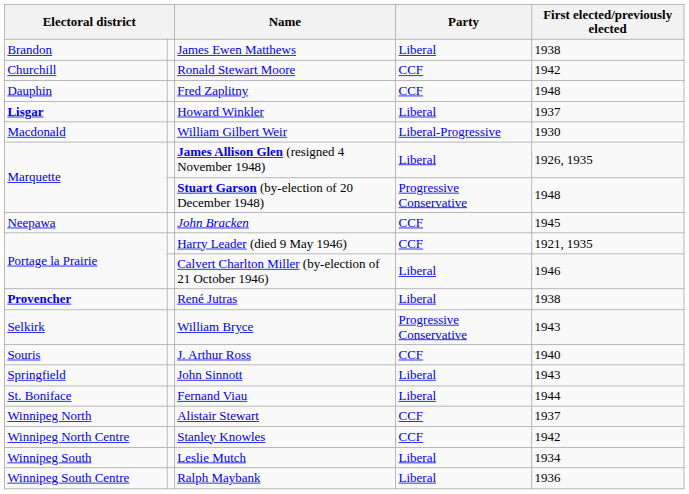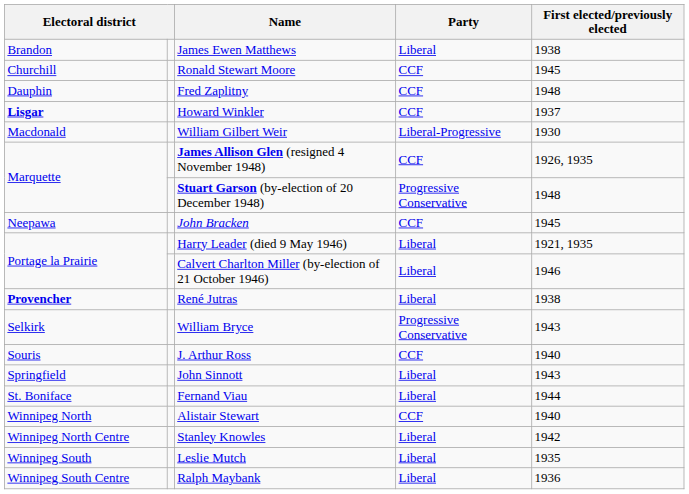(547, 70) 1942 -> (547, 70) 1945
(417, 111) Liberal -> (411, 111) CCF
(417, 159) Liberal -> (411, 159) CCF
(411, 243) CCF -> (417, 243) Liberal
(547, 416) 1937 -> (547, 416) 1940
(411, 437) CCF -> (417, 437) Liberal
(547, 457) 1934 -> (547, 457) 1935
